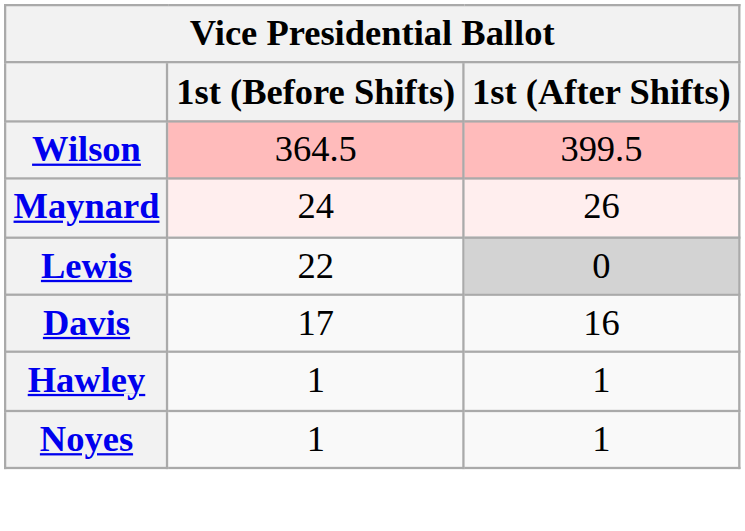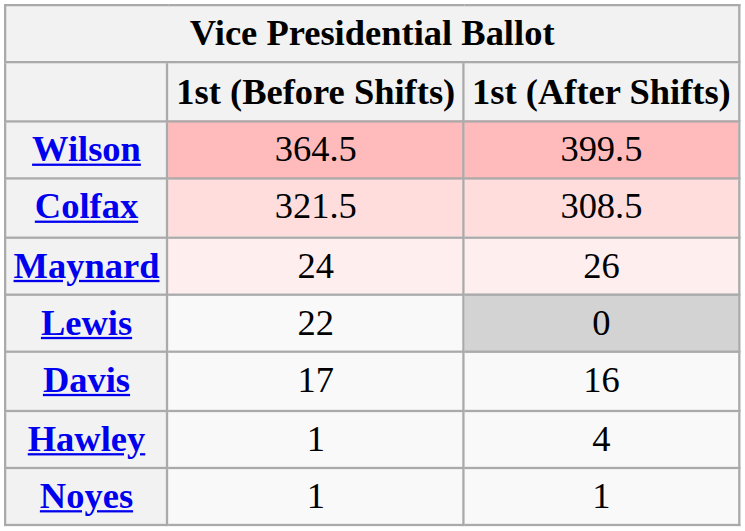+ row: (86, 206)
(601, 380) 1 -> (601, 438) 4
